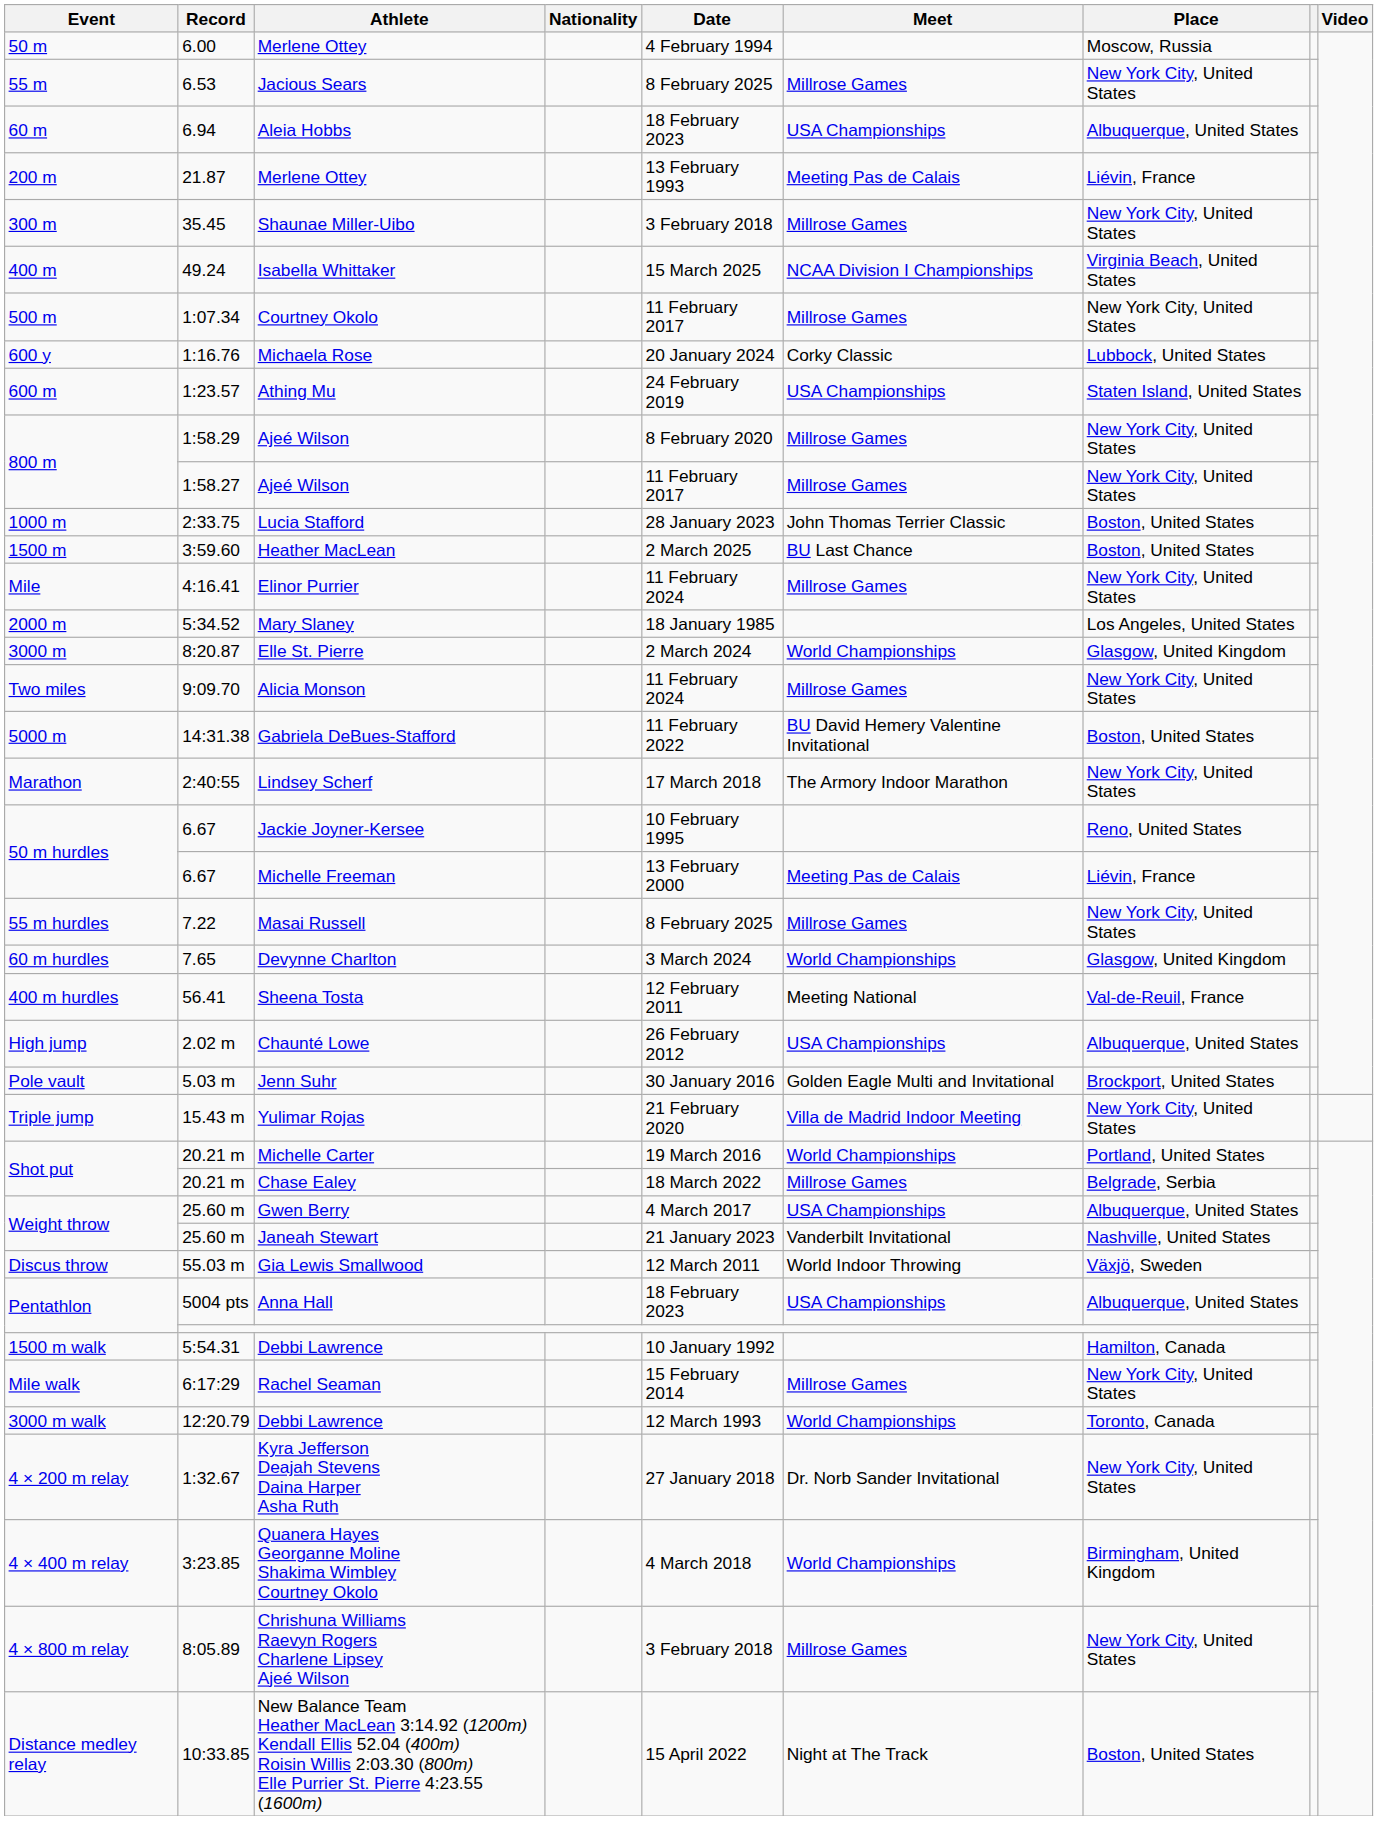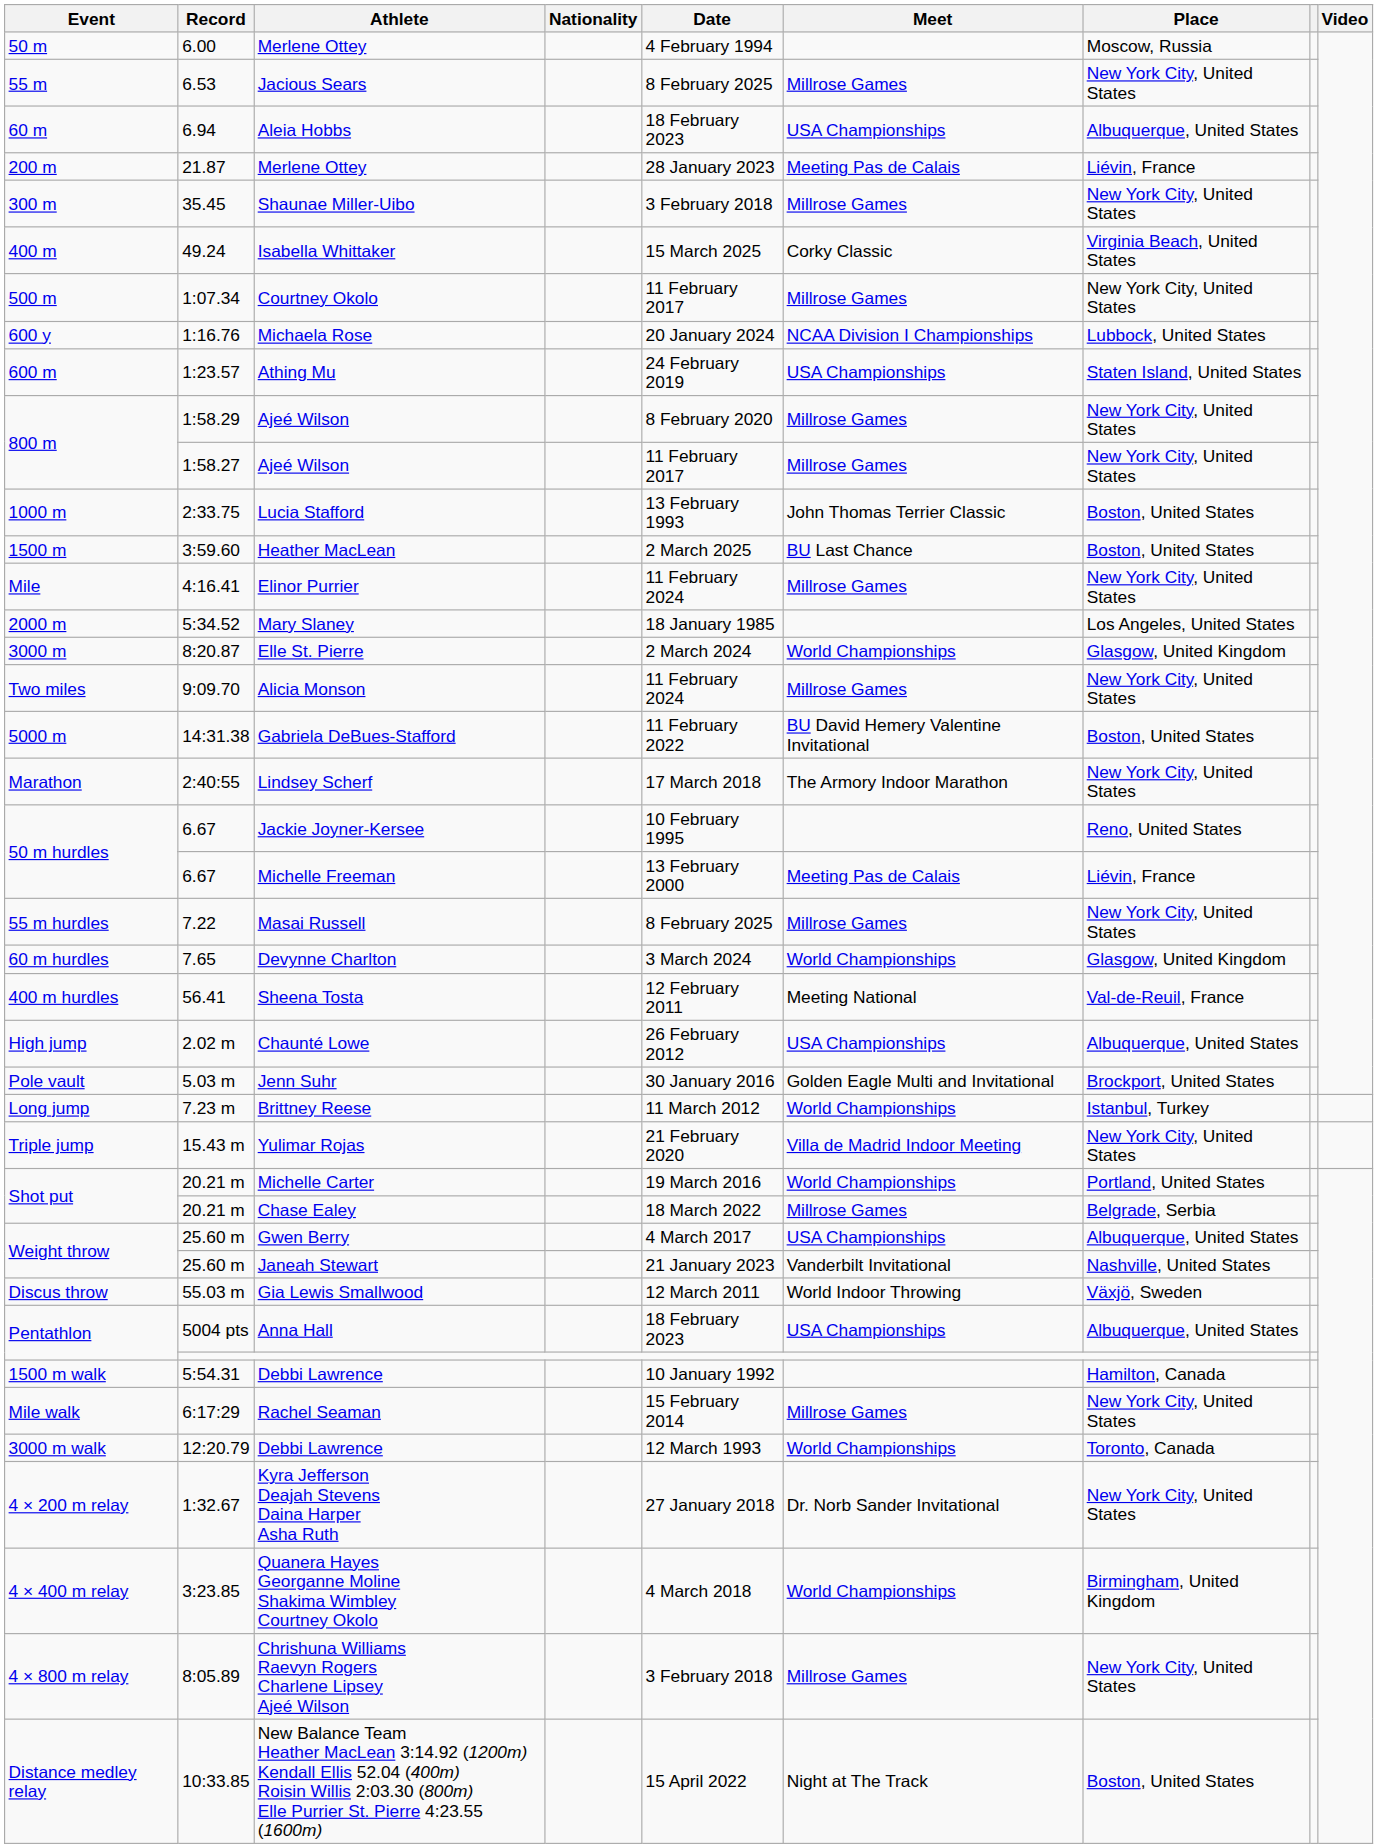(692, 177) 13 February 1993 -> (710, 167) 28 January 2023
(910, 270) NCAA Division I Championships -> (840, 251) Corky Classic
(840, 354) Corky Classic -> (910, 335) NCAA Division I Championships
(710, 522) 28 January 2023 -> (692, 512) 13 February 1993
+ row: (209, 1108)
